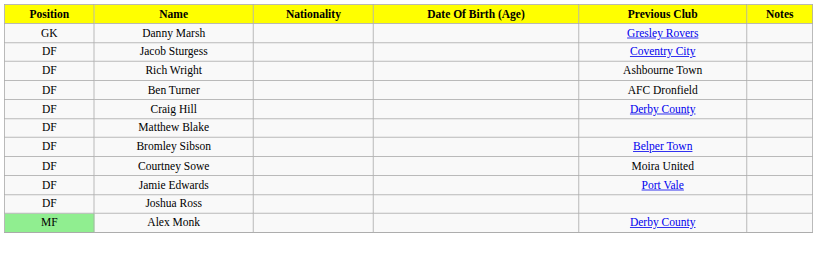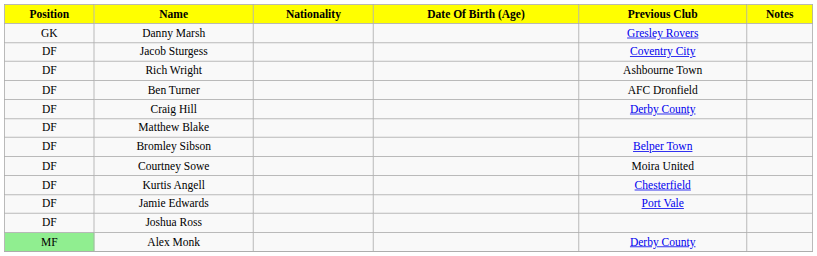+ row: (174, 185)
